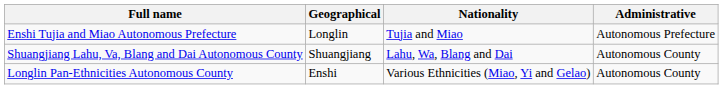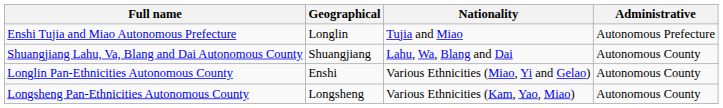+ row: (128, 93)
